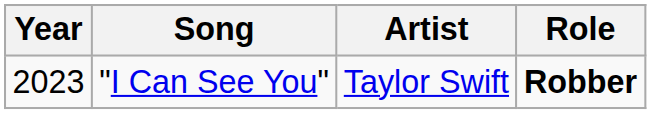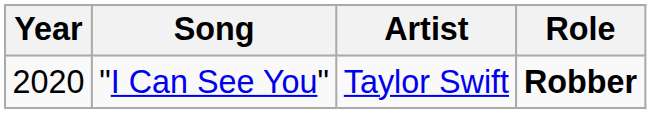(48, 81) 2023 -> (48, 81) 2020
